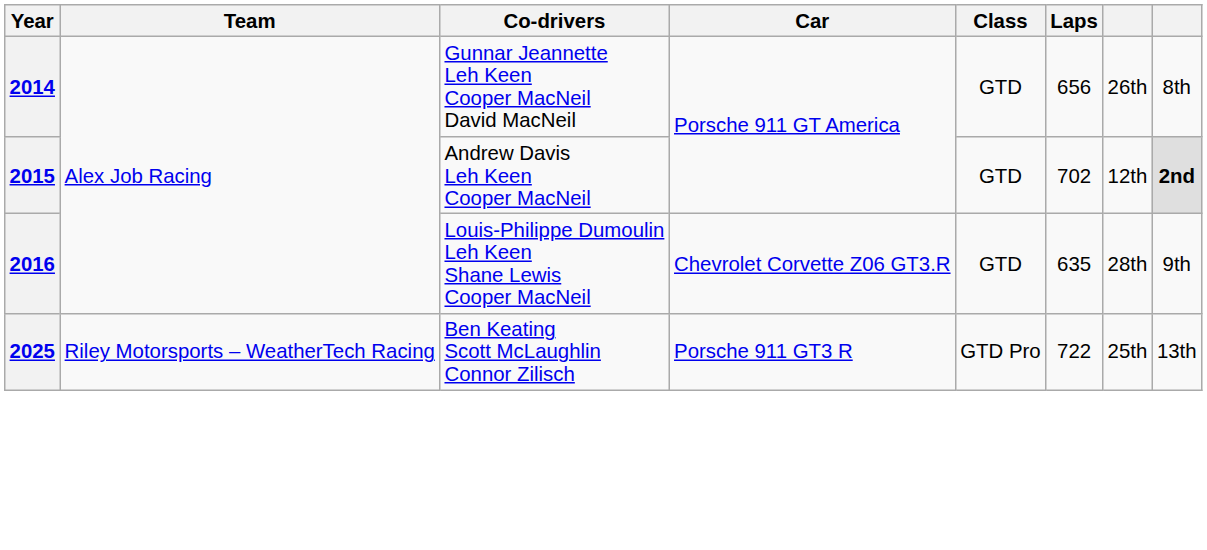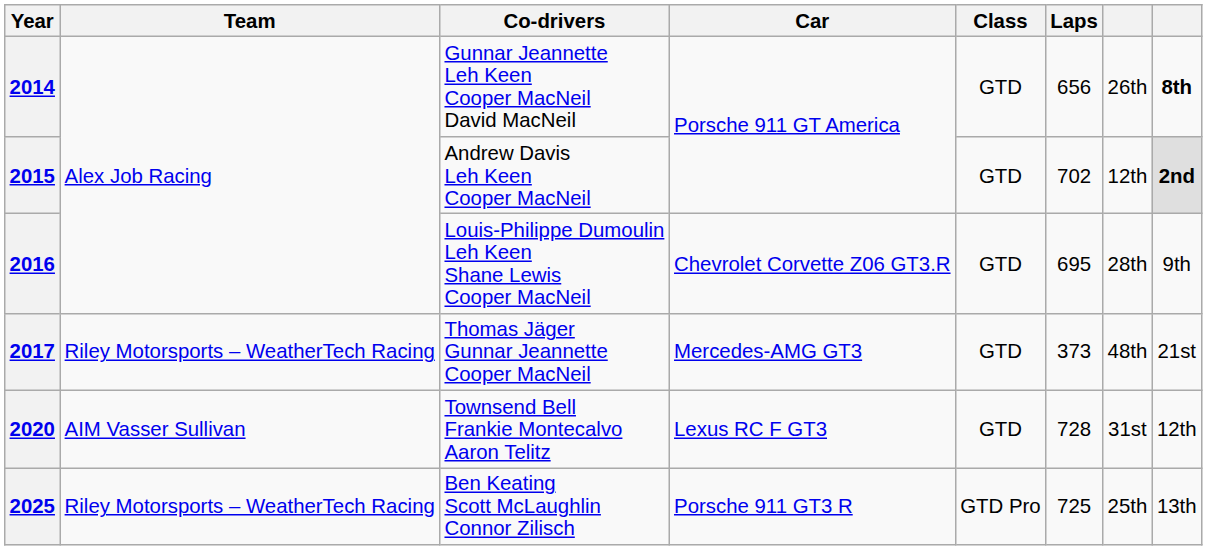(1177, 86) normal -> (1177, 86) bold
(1074, 263) 635 -> (1074, 263) 695
+ row: (32, 352)
+ row: (32, 429)
(1074, 352) 722 -> (1074, 506) 725
